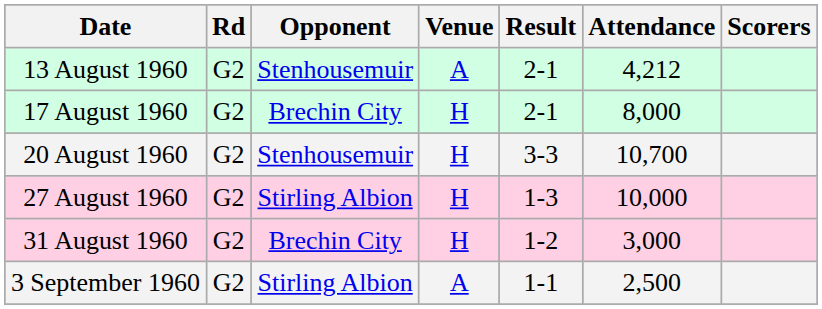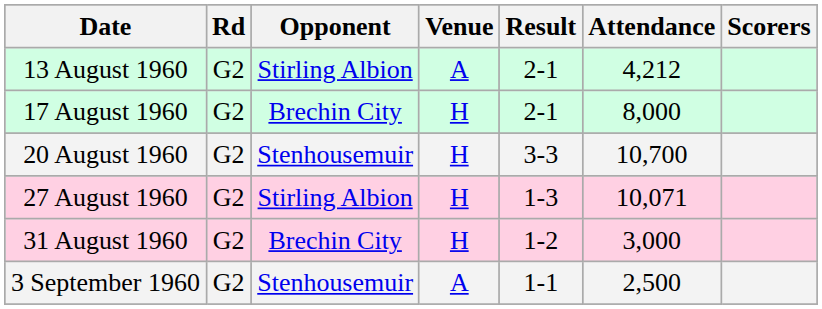(335, 68) Stenhousemuir -> (335, 68) Stirling Albion
(652, 197) 10,000 -> (652, 197) 10,071
(335, 283) Stirling Albion -> (335, 283) Stenhousemuir
